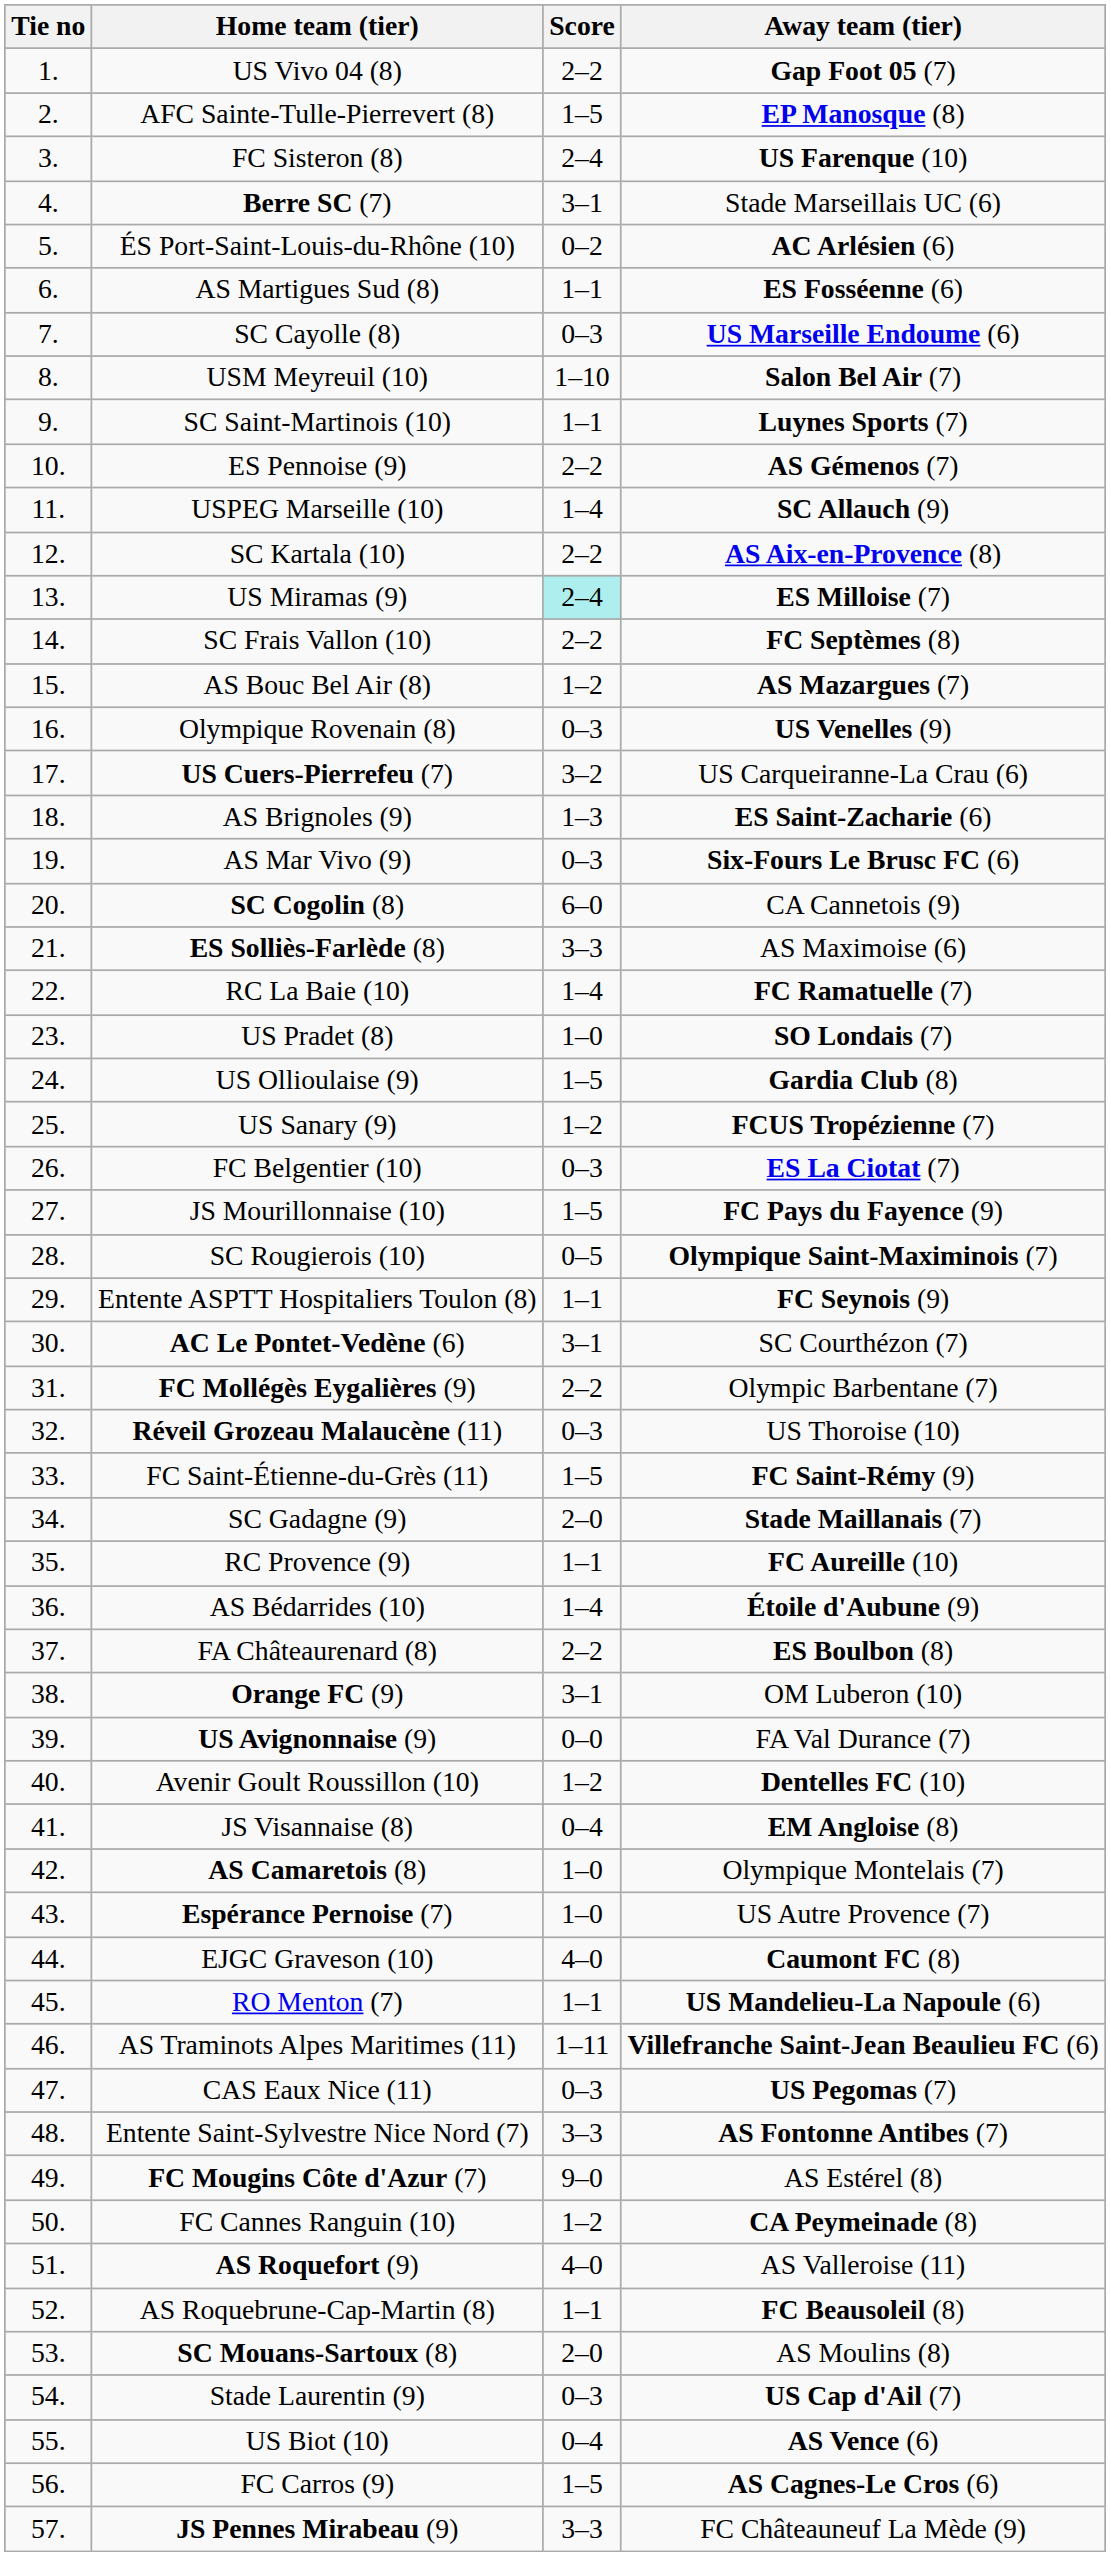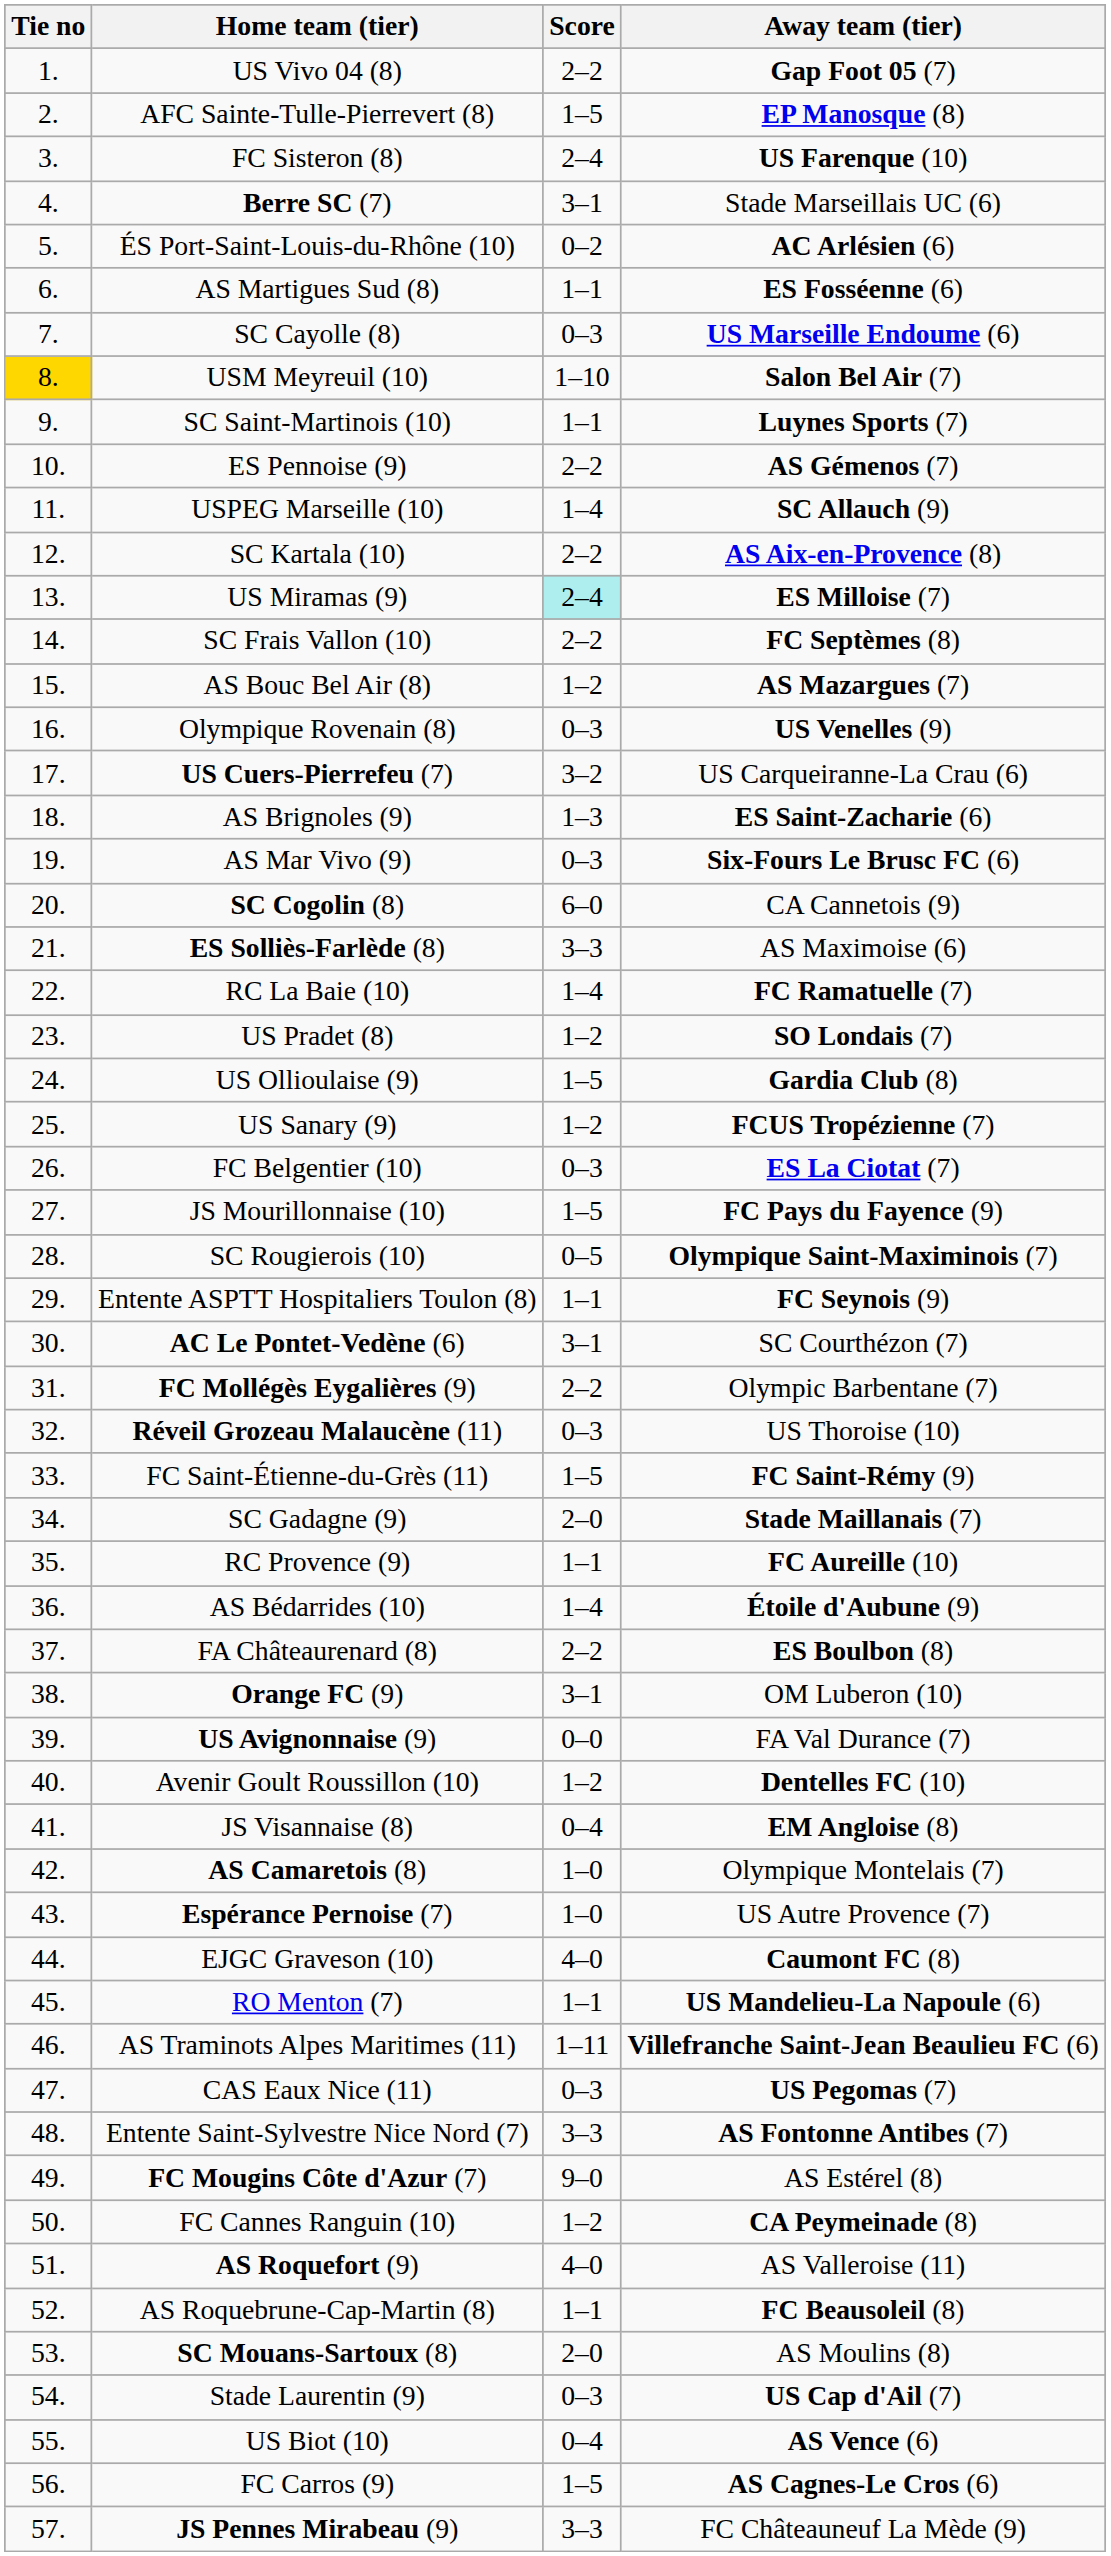(48, 377) no background -> (48, 377) gold background
(582, 1036) 1–0 -> (582, 1036) 1–2
